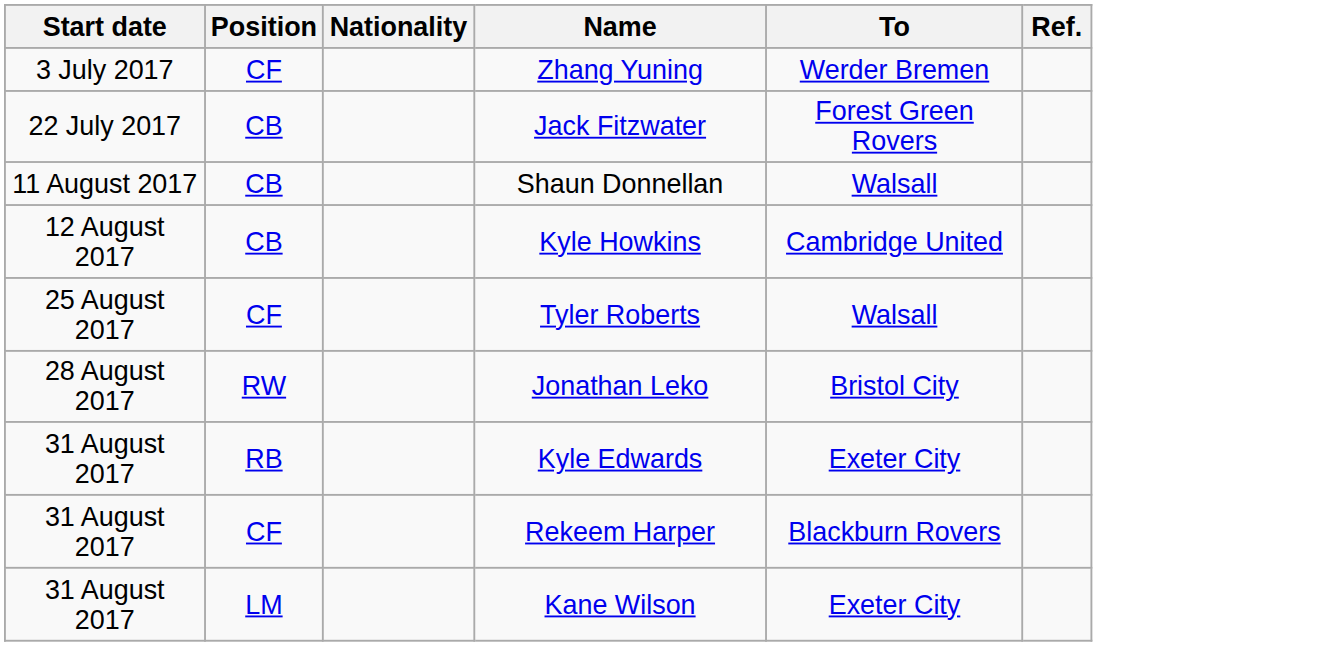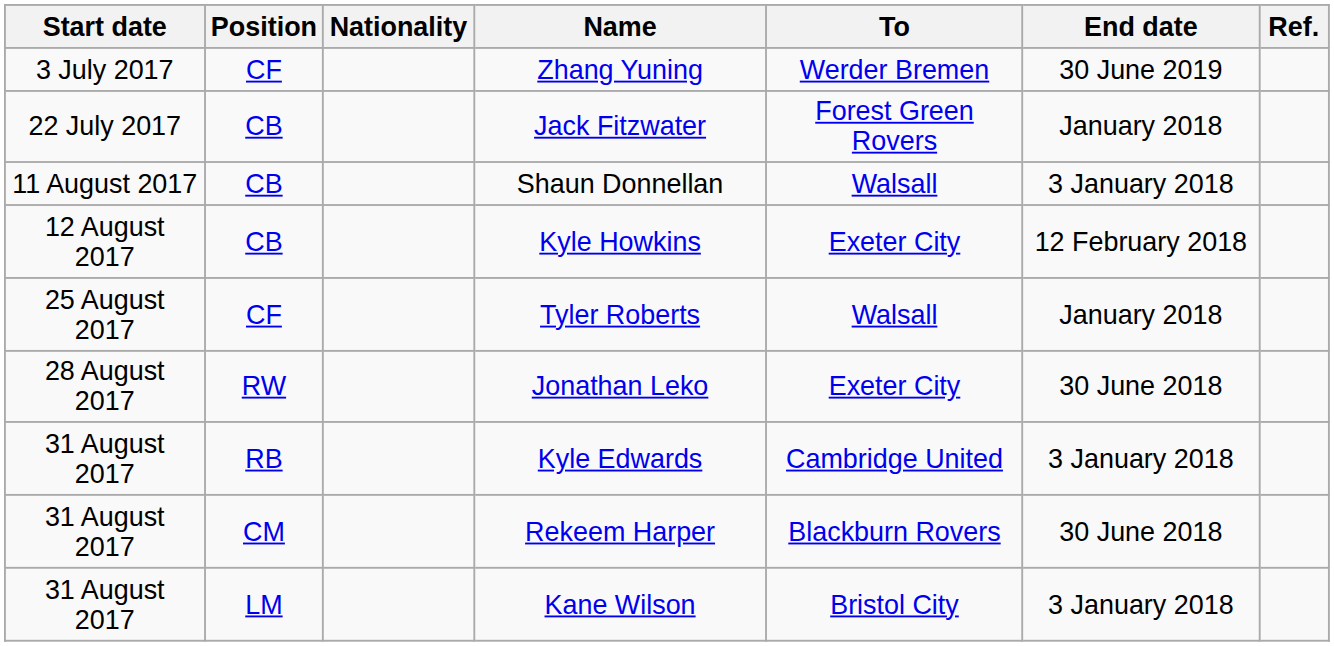+ column: (1141, 27)
(894, 242) Cambridge United -> (894, 242) Exeter City
(894, 387) Bristol City -> (894, 387) Exeter City
(894, 459) Exeter City -> (894, 459) Cambridge United
(264, 531) CF -> (264, 531) CM
(894, 604) Exeter City -> (894, 604) Bristol City
